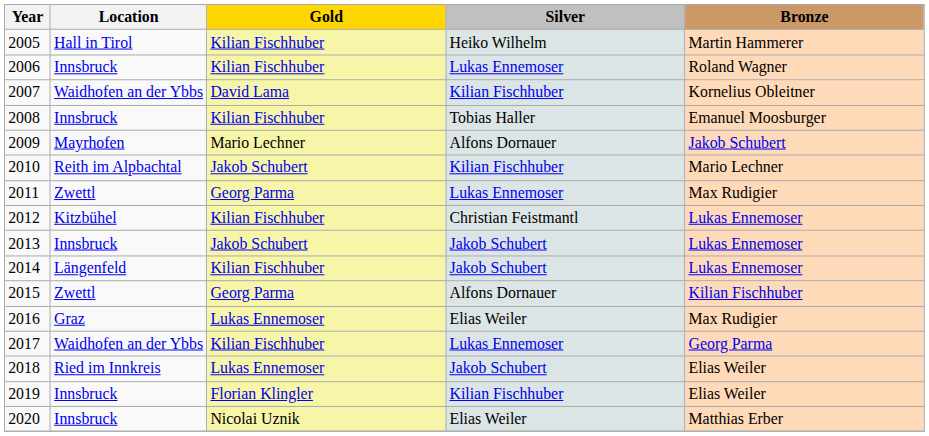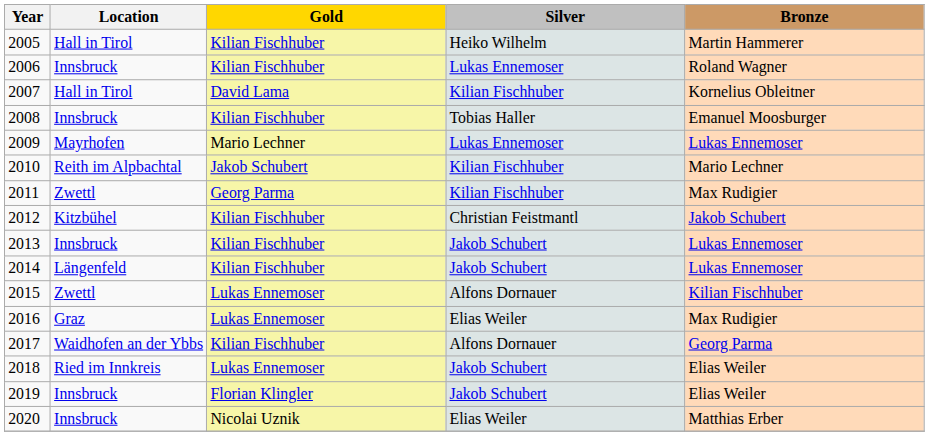(129, 92) Waidhofen an der Ybbs -> (93, 92) Hall in Tirol
(503, 142) Alfons Dornauer -> (506, 142) Lukas Ennemoser
(737, 142) Jakob Schubert -> (745, 142) Lukas Ennemoser
(506, 192) Lukas Ennemoser -> (506, 192) Kilian Fischhuber
(745, 218) Lukas Ennemoser -> (737, 218) Jakob Schubert
(259, 243) Jakob Schubert -> (267, 243) Kilian Fischhuber
(252, 293) Georg Parma -> (267, 293) Lukas Ennemoser
(506, 343) Lukas Ennemoser -> (503, 343) Alfons Dornauer
(506, 393) Kilian Fischhuber -> (498, 393) Jakob Schubert
